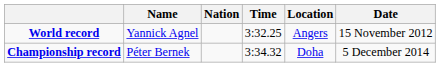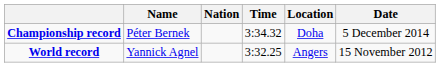rows swapped: (64, 33) <-> (64, 52)
